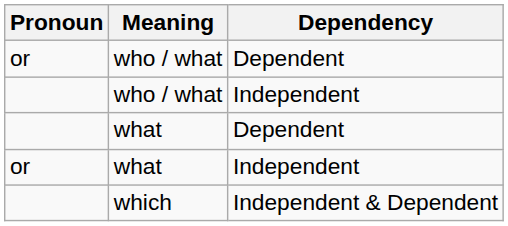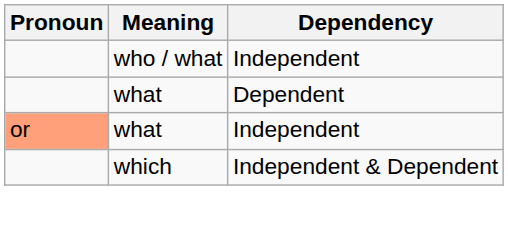- row: (168, 58)
(20, 166) no background -> (20, 130) lightsalmon background
